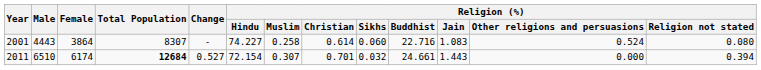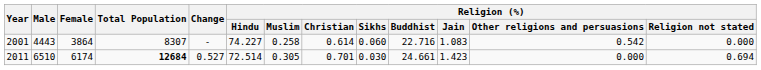(630, 42) 0.524 -> (630, 42) 0.542
(740, 42) 0.080 -> (740, 42) 0.000
(245, 57) 72.154 -> (245, 57) 72.514
(286, 57) 0.307 -> (286, 57) 0.305
(372, 57) 0.032 -> (372, 57) 0.030
(453, 57) 1.443 -> (453, 57) 1.423
(740, 57) 0.394 -> (740, 57) 0.694
